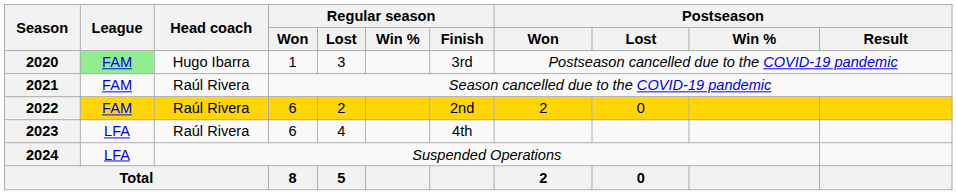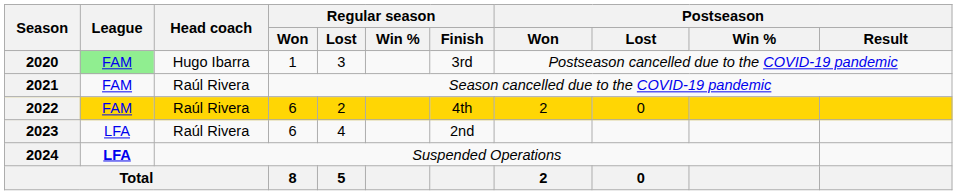(462, 109) 2nd -> (462, 109) 4th
(462, 132) 4th -> (462, 132) 2nd
(117, 155) normal -> (117, 155) bold
